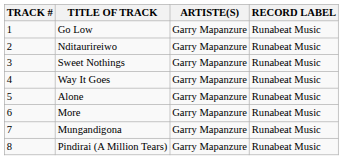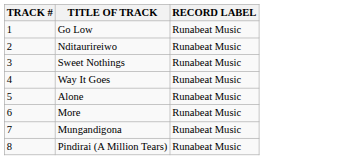- column: (210, 12)
